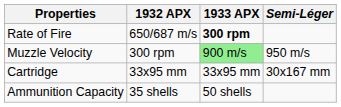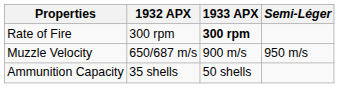(163, 33) 650/687 m/s -> (152, 33) 300 rpm
(152, 53) 300 rpm -> (163, 53) 650/687 m/s
(225, 53) lightgreen background -> (225, 53) no background
- row: (33, 72)
